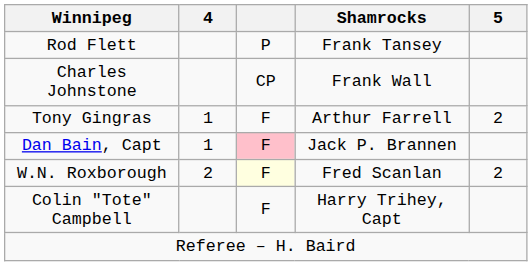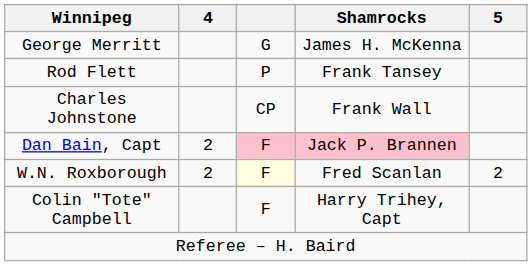+ row: (92, 45)
- row: (92, 119)
(208, 146) 1 -> (208, 146) 2
(382, 146) no background -> (382, 146) pink background
